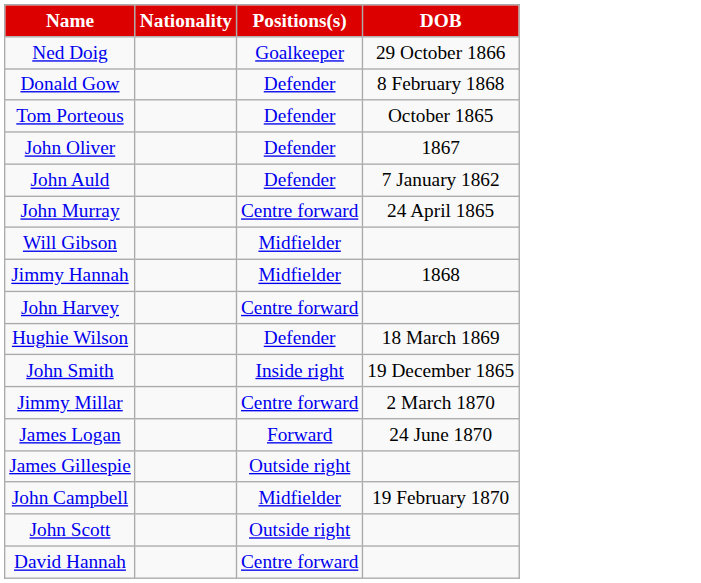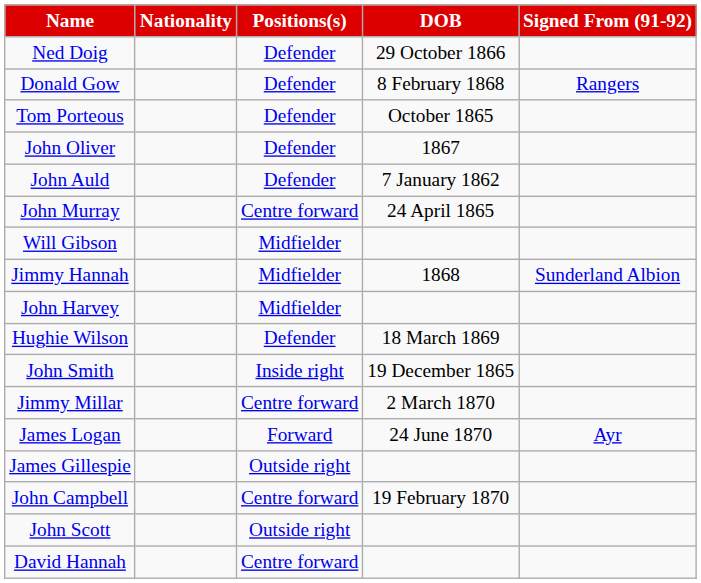+ column: (608, 20)
(300, 52) Goalkeeper -> (300, 52) Defender
(300, 307) Centre forward -> (300, 307) Midfielder
(300, 498) Midfielder -> (300, 498) Centre forward
